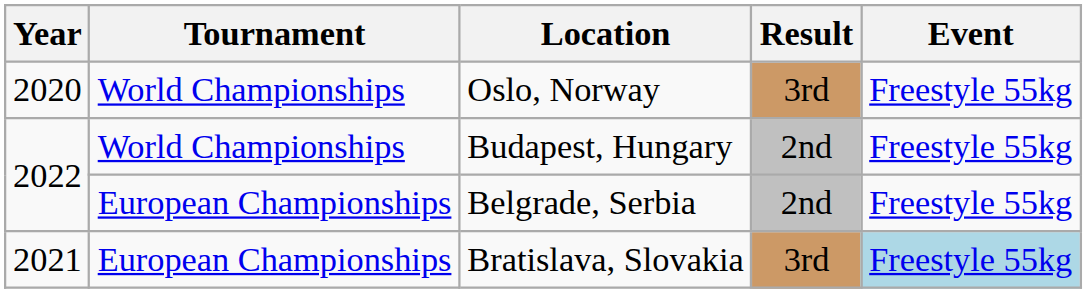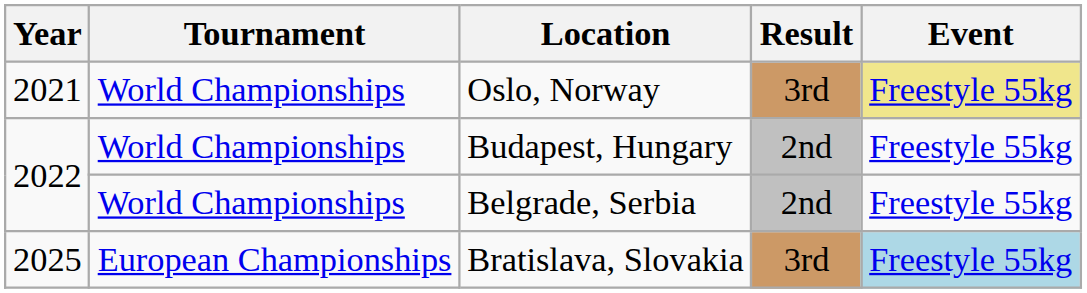(47, 89) 2020 -> (47, 89) 2021
(971, 89) no background -> (971, 89) khaki background
(275, 202) European Championships -> (251, 202) World Championships
(47, 259) 2021 -> (47, 259) 2025
